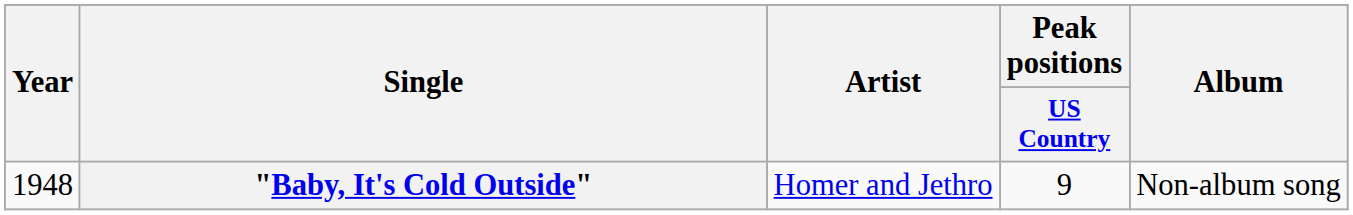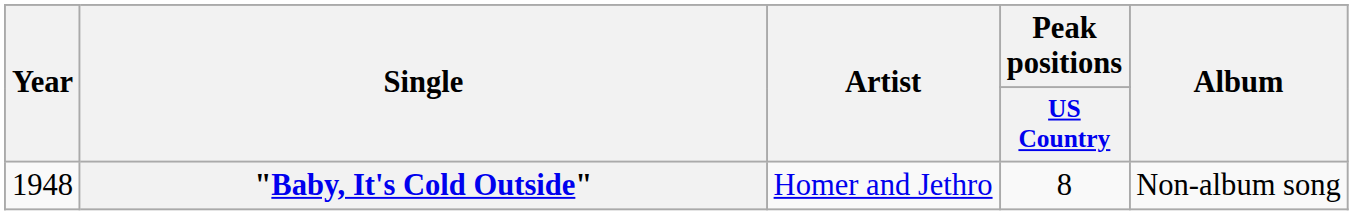(1064, 184) 9 -> (1064, 184) 8
